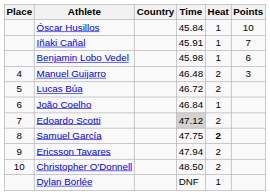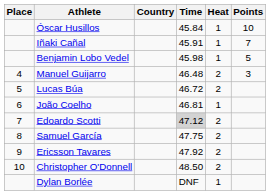(248, 58) 6 -> (248, 58) 5
(191, 105) 46.84 -> (191, 105) 46.81
(218, 136) bold -> (218, 136) normal
(191, 151) 47.94 -> (191, 151) 47.92
